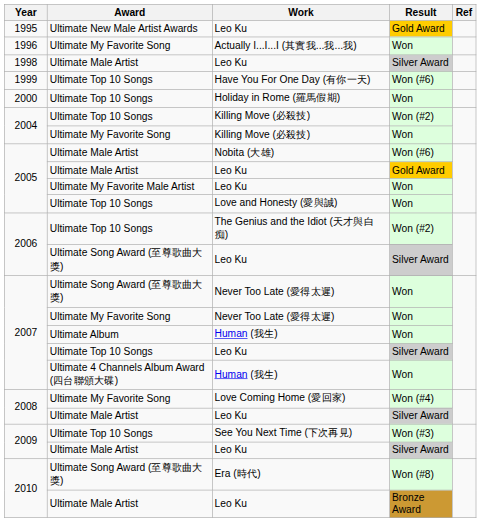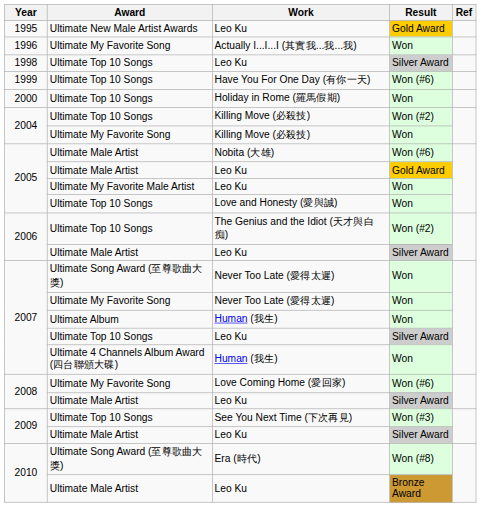(94, 63) Ultimate Male Artist -> (101, 63) Ultimate Top 10 Songs
(126, 259) Ultimate Song Award (至尊歌曲大獎) -> (94, 252) Ultimate Male Artist
(421, 399) Won (#4) -> (421, 383) Won (#6)
